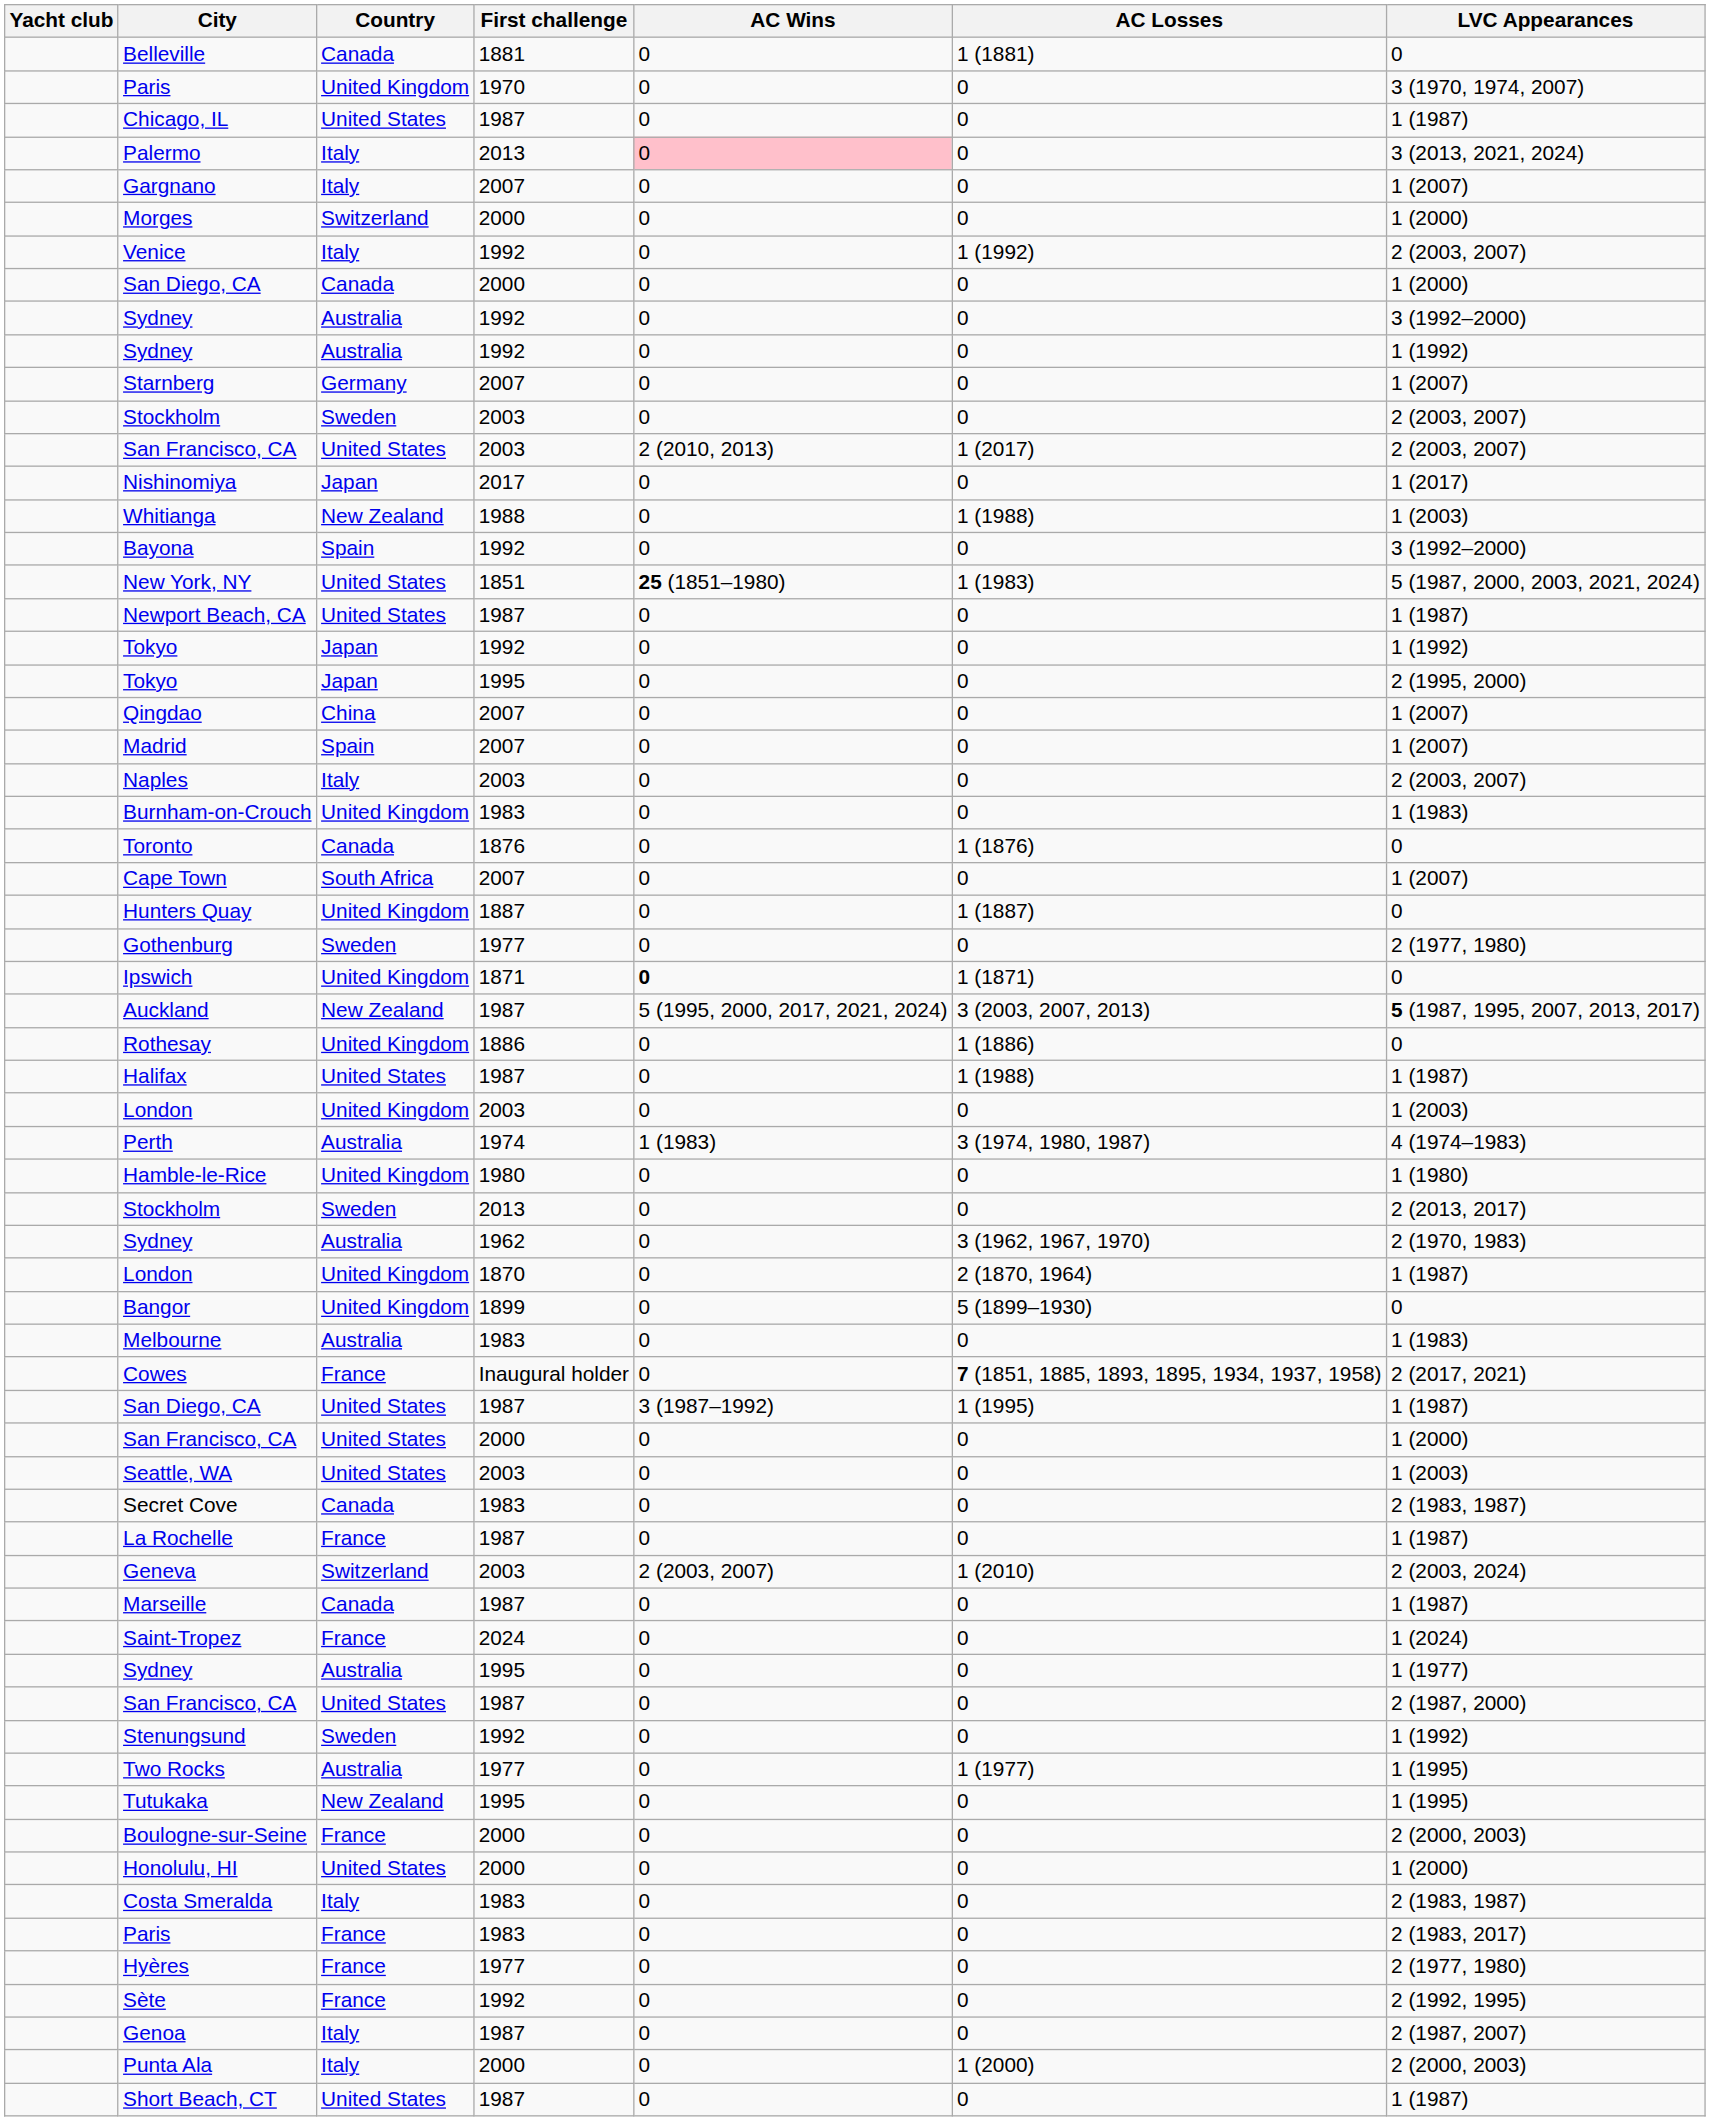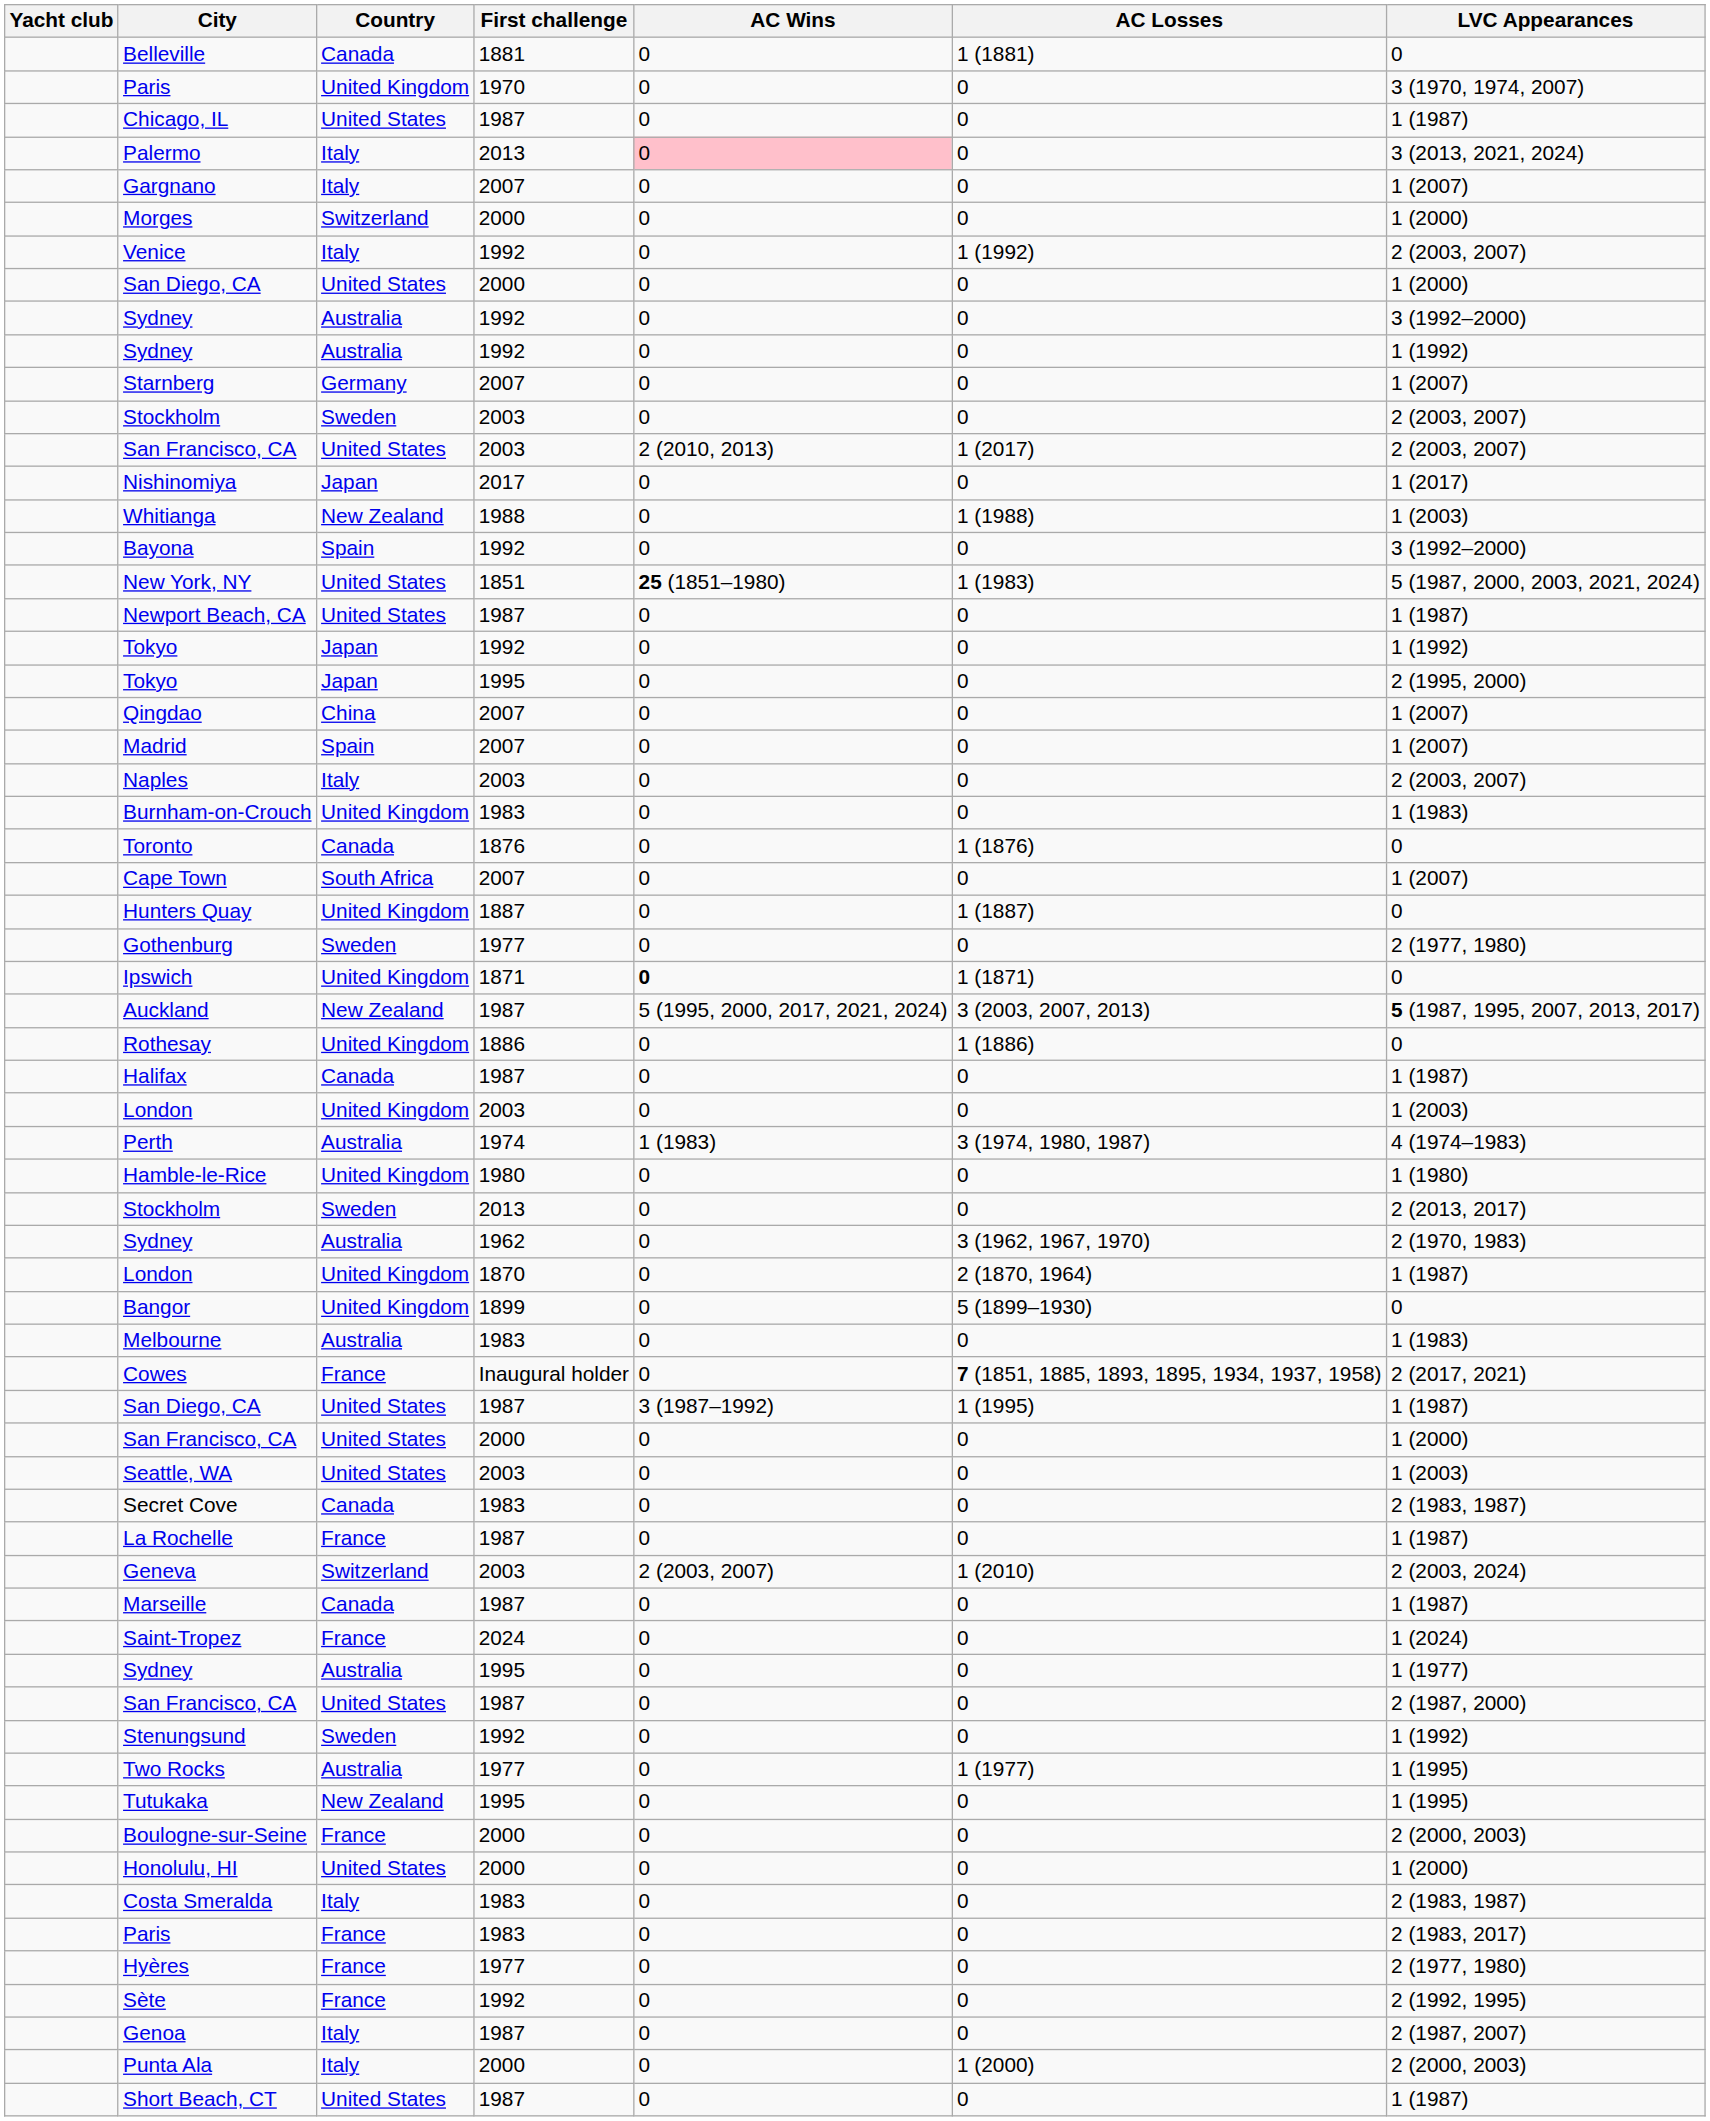(358, 284) Canada -> (384, 284) United States
(384, 1076) United States -> (358, 1076) Canada
(996, 1076) 1 (1988) -> (963, 1076) 0
